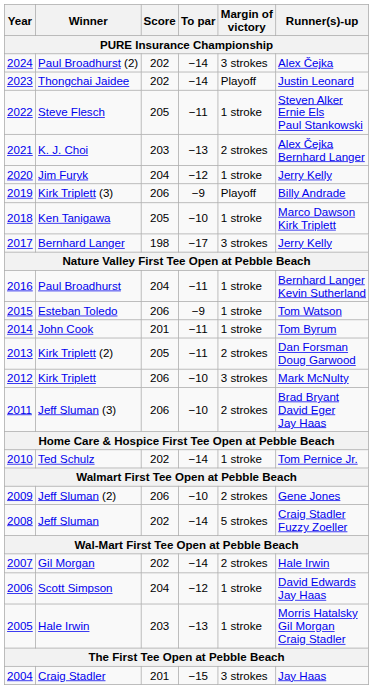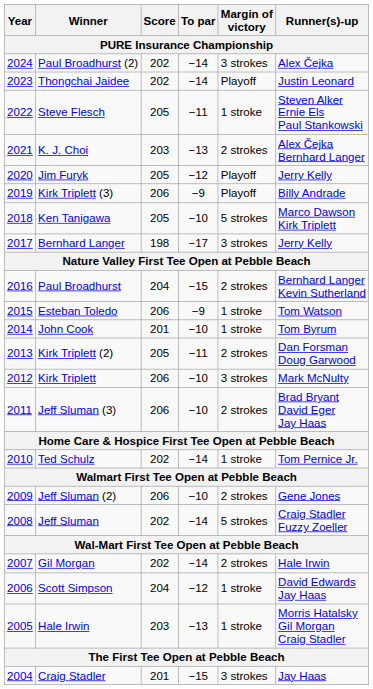(160, 175) 204 -> (160, 175) 205
(241, 175) 1 stroke -> (238, 175) Playoff
(241, 218) 1 stroke -> (244, 218) 5 strokes
(198, 286) −11 -> (198, 286) −15
(241, 286) 1 stroke -> (244, 286) 2 strokes
(198, 329) −11 -> (198, 329) −10
